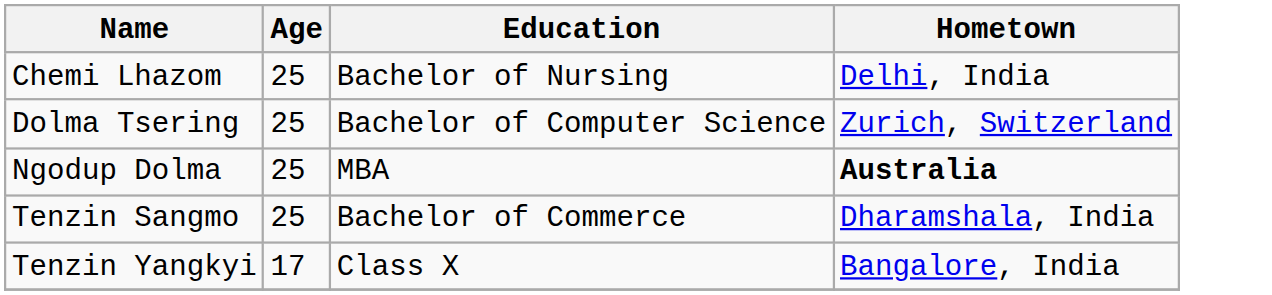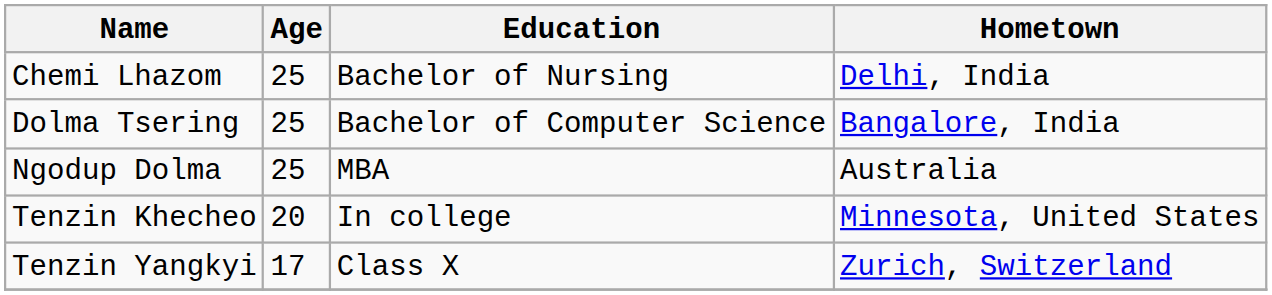(1006, 124) Zurich, Switzerland -> (980, 124) Bangalore, India
(919, 171) bold -> (919, 171) normal
+ row: (134, 219)
- row: (126, 219)
(980, 266) Bangalore, India -> (1006, 266) Zurich, Switzerland
